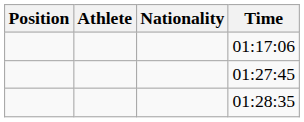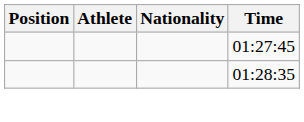- row: (264, 46)
